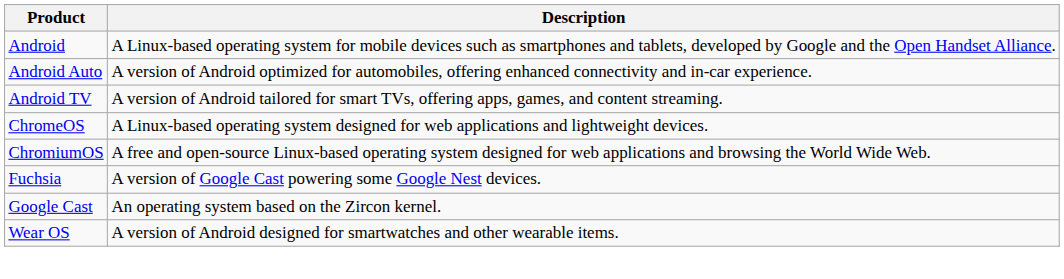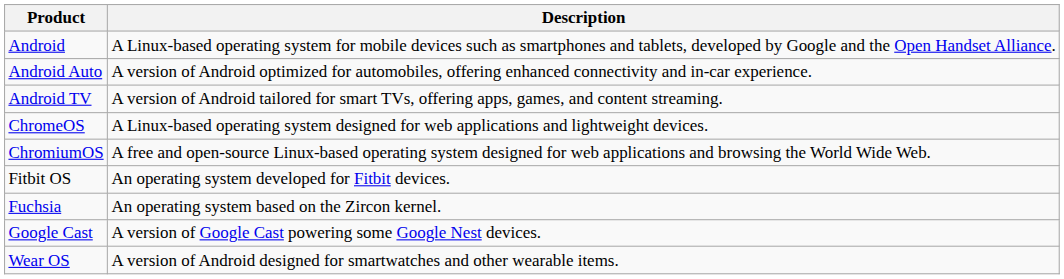+ row: (40, 179)
(326, 179) A version of Google Cast powering some Google Nest devices. -> (276, 206) An operating system based on the Zircon kernel.
(276, 206) An operating system based on the Zircon kernel. -> (326, 233) A version of Google Cast powering some Google Nest devices.
